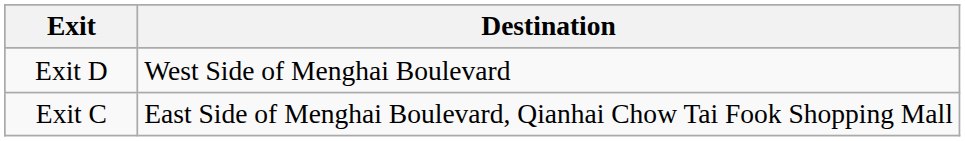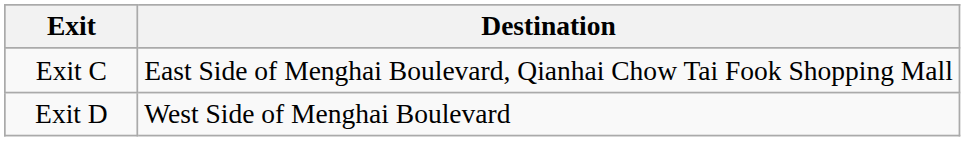rows swapped: (71, 113) <-> (71, 69)
